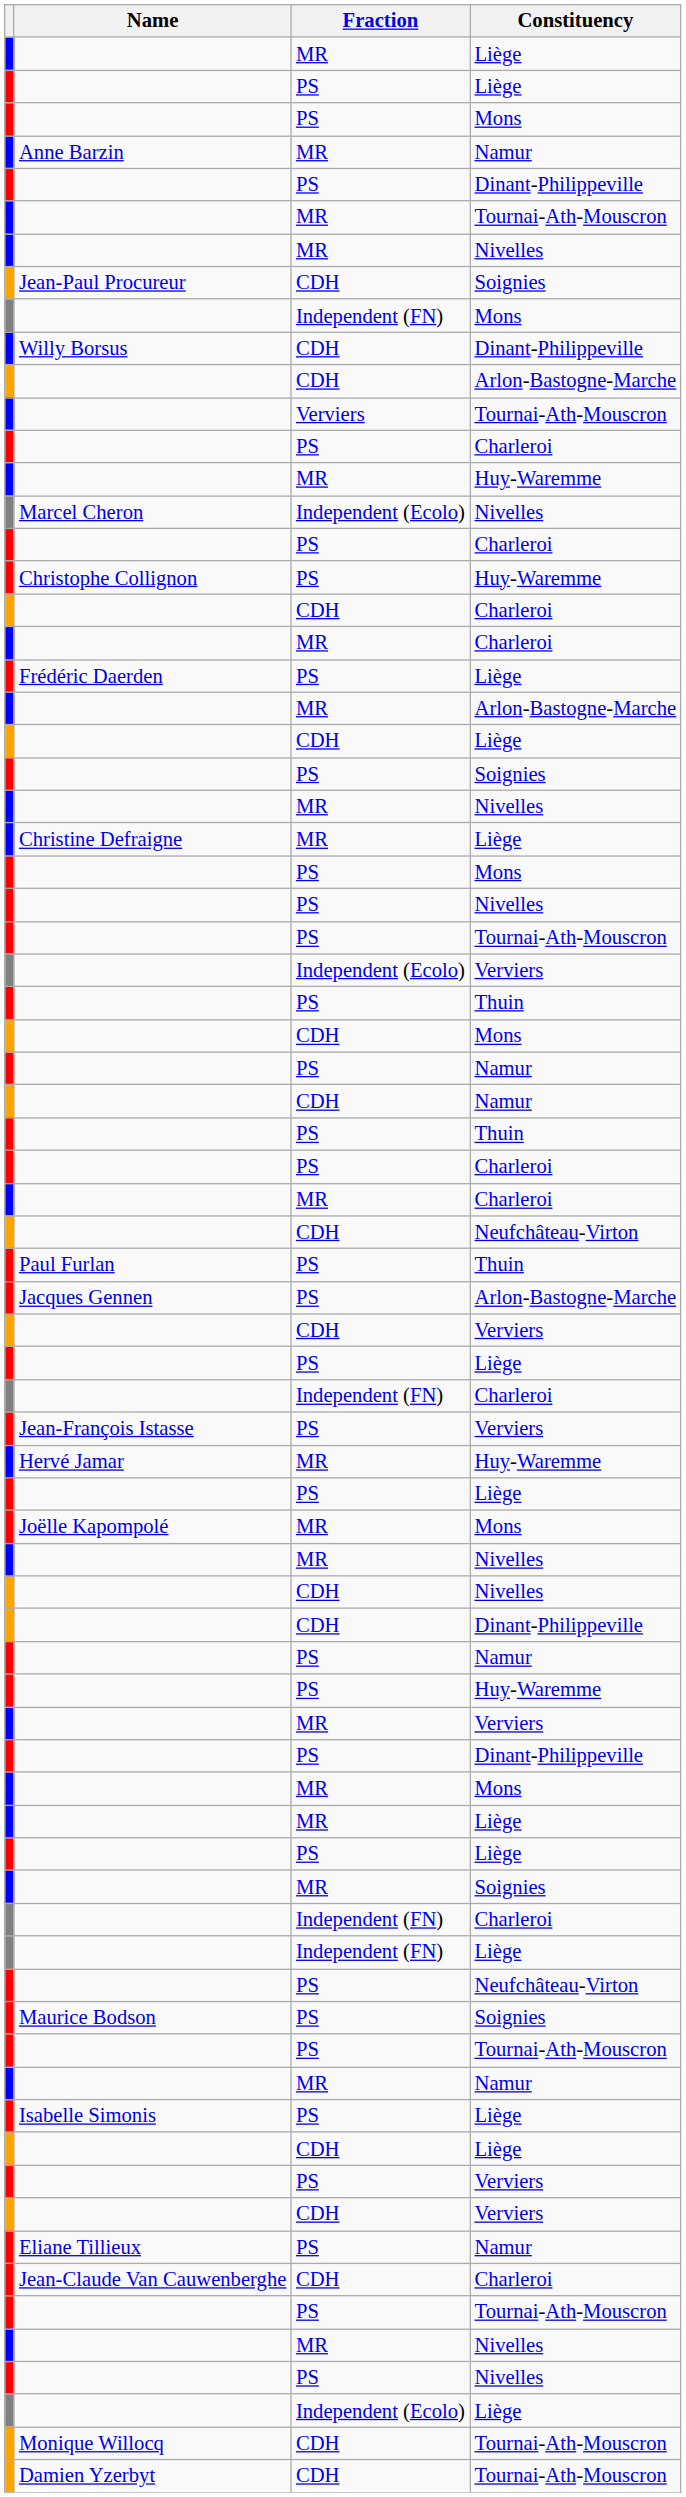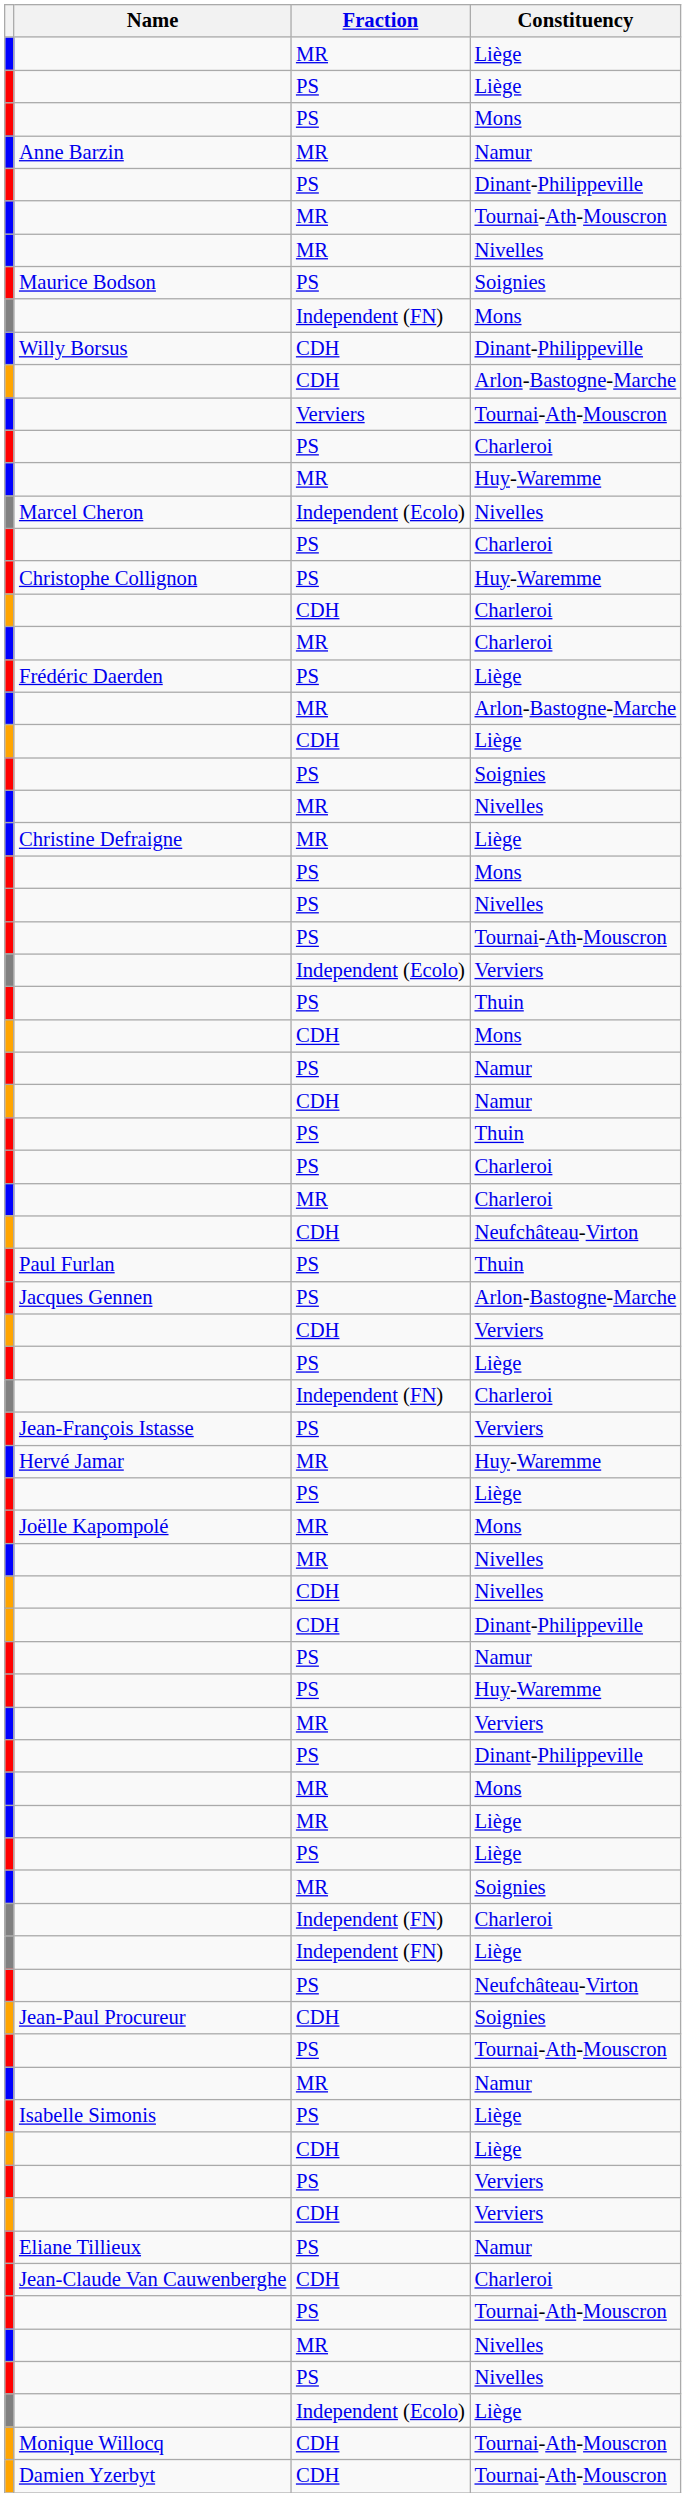rows swapped: (87, 2017) <-> (102, 282)
